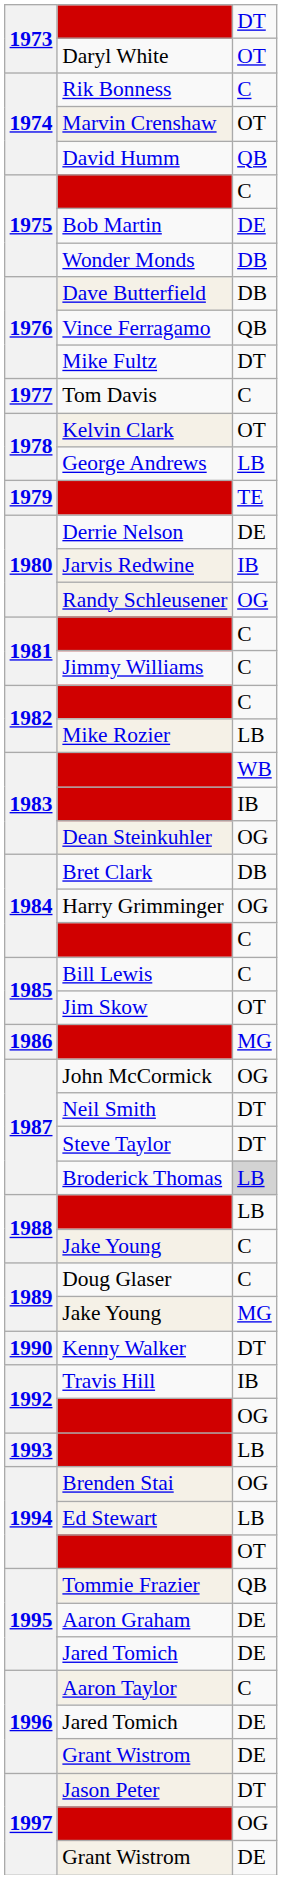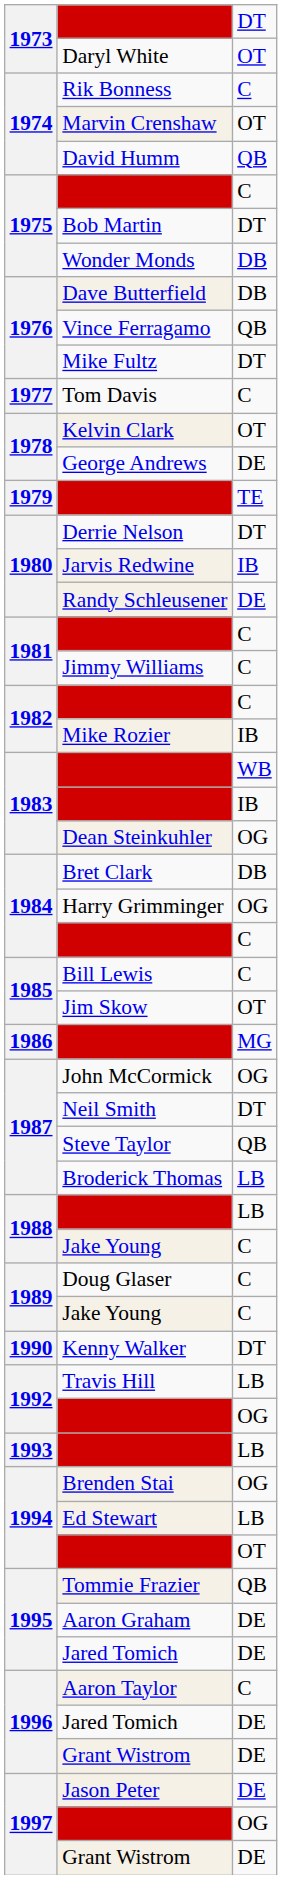(251, 225) DE -> (251, 225) DT
(251, 463) LB -> (251, 463) DE
(251, 531) DE -> (251, 531) DT
(253, 599) OG -> (251, 599) DE
(251, 735) LB -> (248, 735) IB
(251, 1143) DT -> (252, 1143) QB
(251, 1177) lightgrey background -> (251, 1177) no background
(254, 1313) MG -> (244, 1313) C
(248, 1381) IB -> (251, 1381) LB
(251, 1789) DT -> (251, 1789) DE
